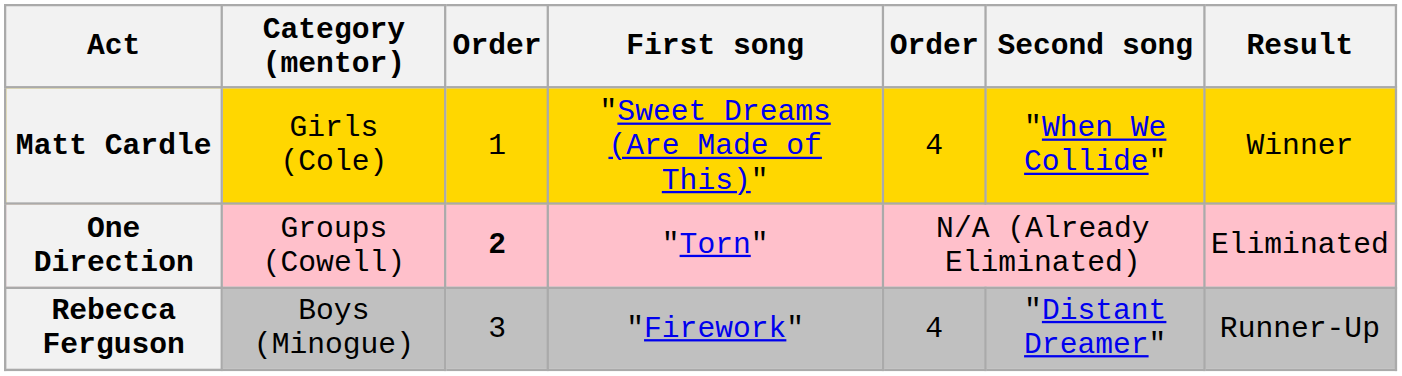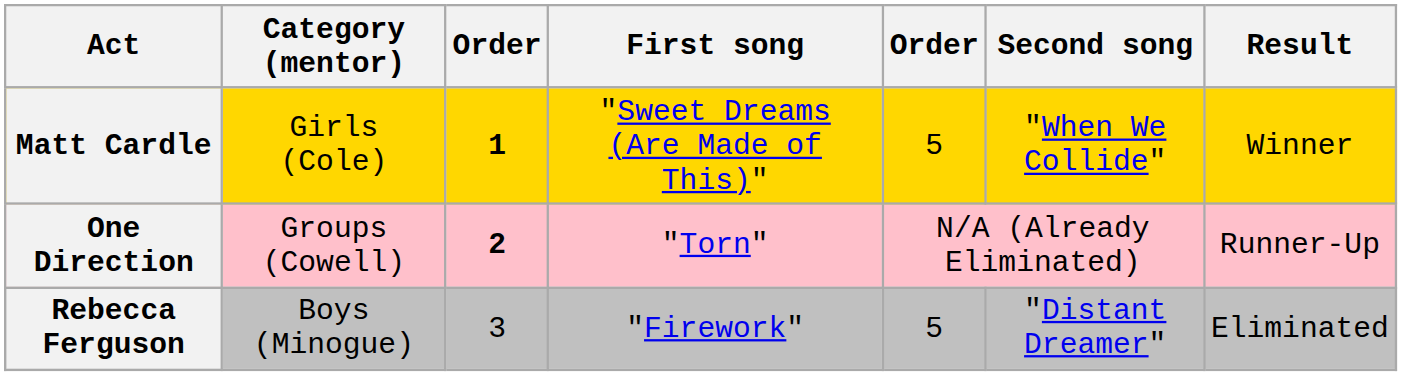(497, 146) normal -> (497, 146) bold
(934, 146) 4 -> (934, 146) 5
(1300, 246) Eliminated -> (1300, 246) Runner-Up
(934, 328) 4 -> (934, 328) 5
(1300, 328) Runner-Up -> (1300, 328) Eliminated
